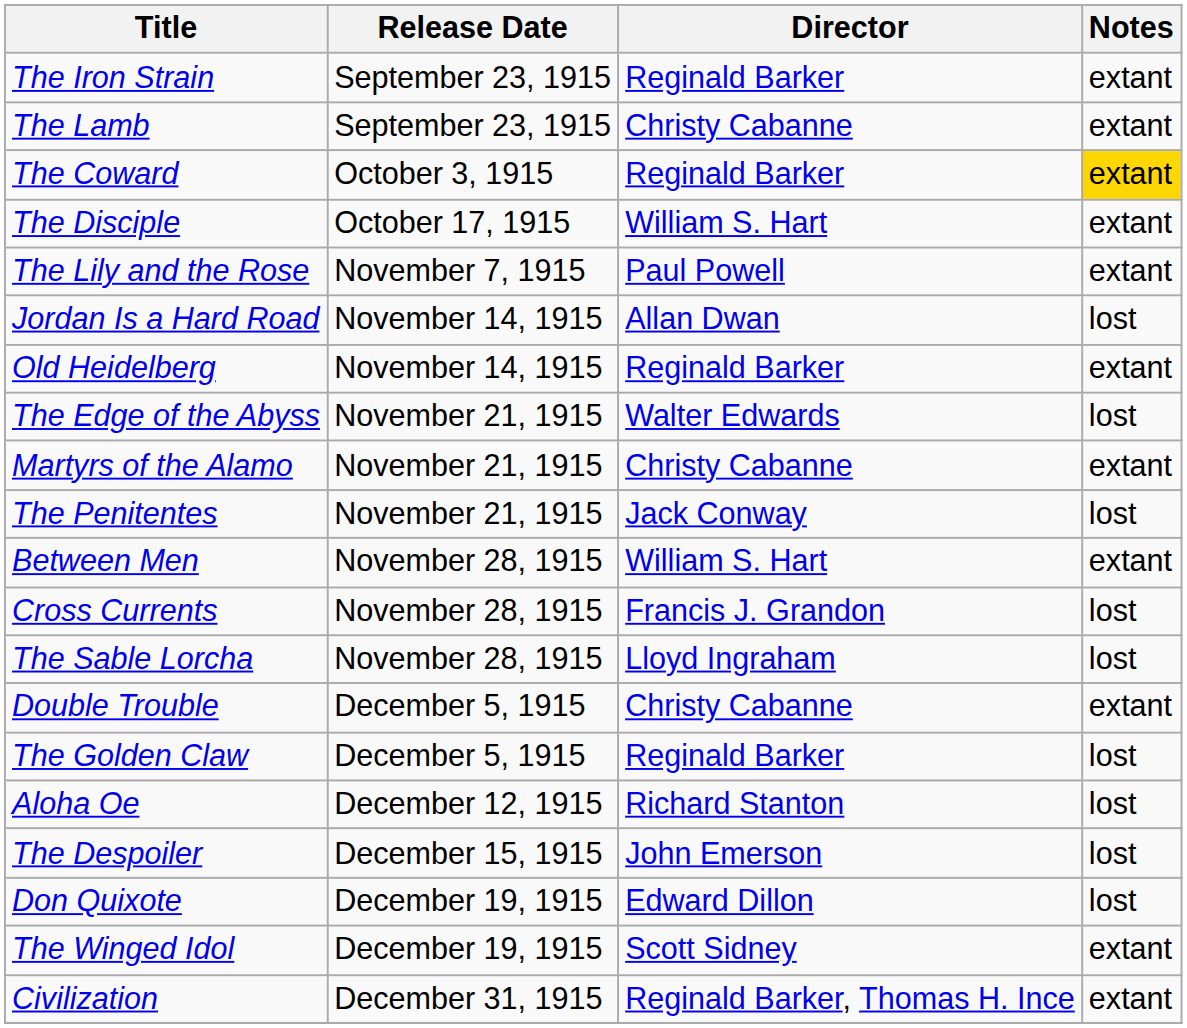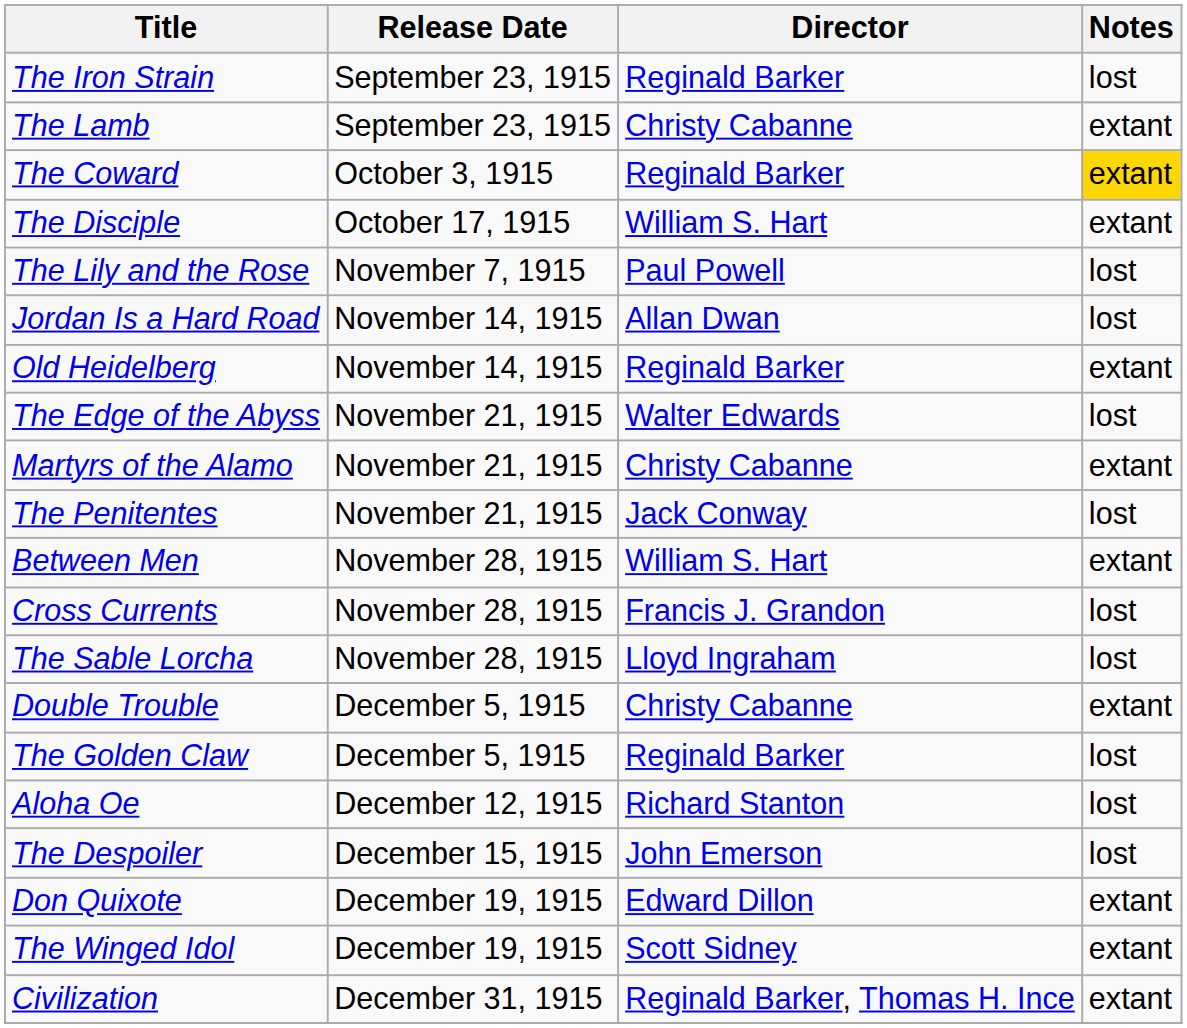(1130, 77) extant -> (1113, 77) lost
(1130, 271) extant -> (1113, 271) lost
(1113, 901) lost -> (1130, 901) extant
